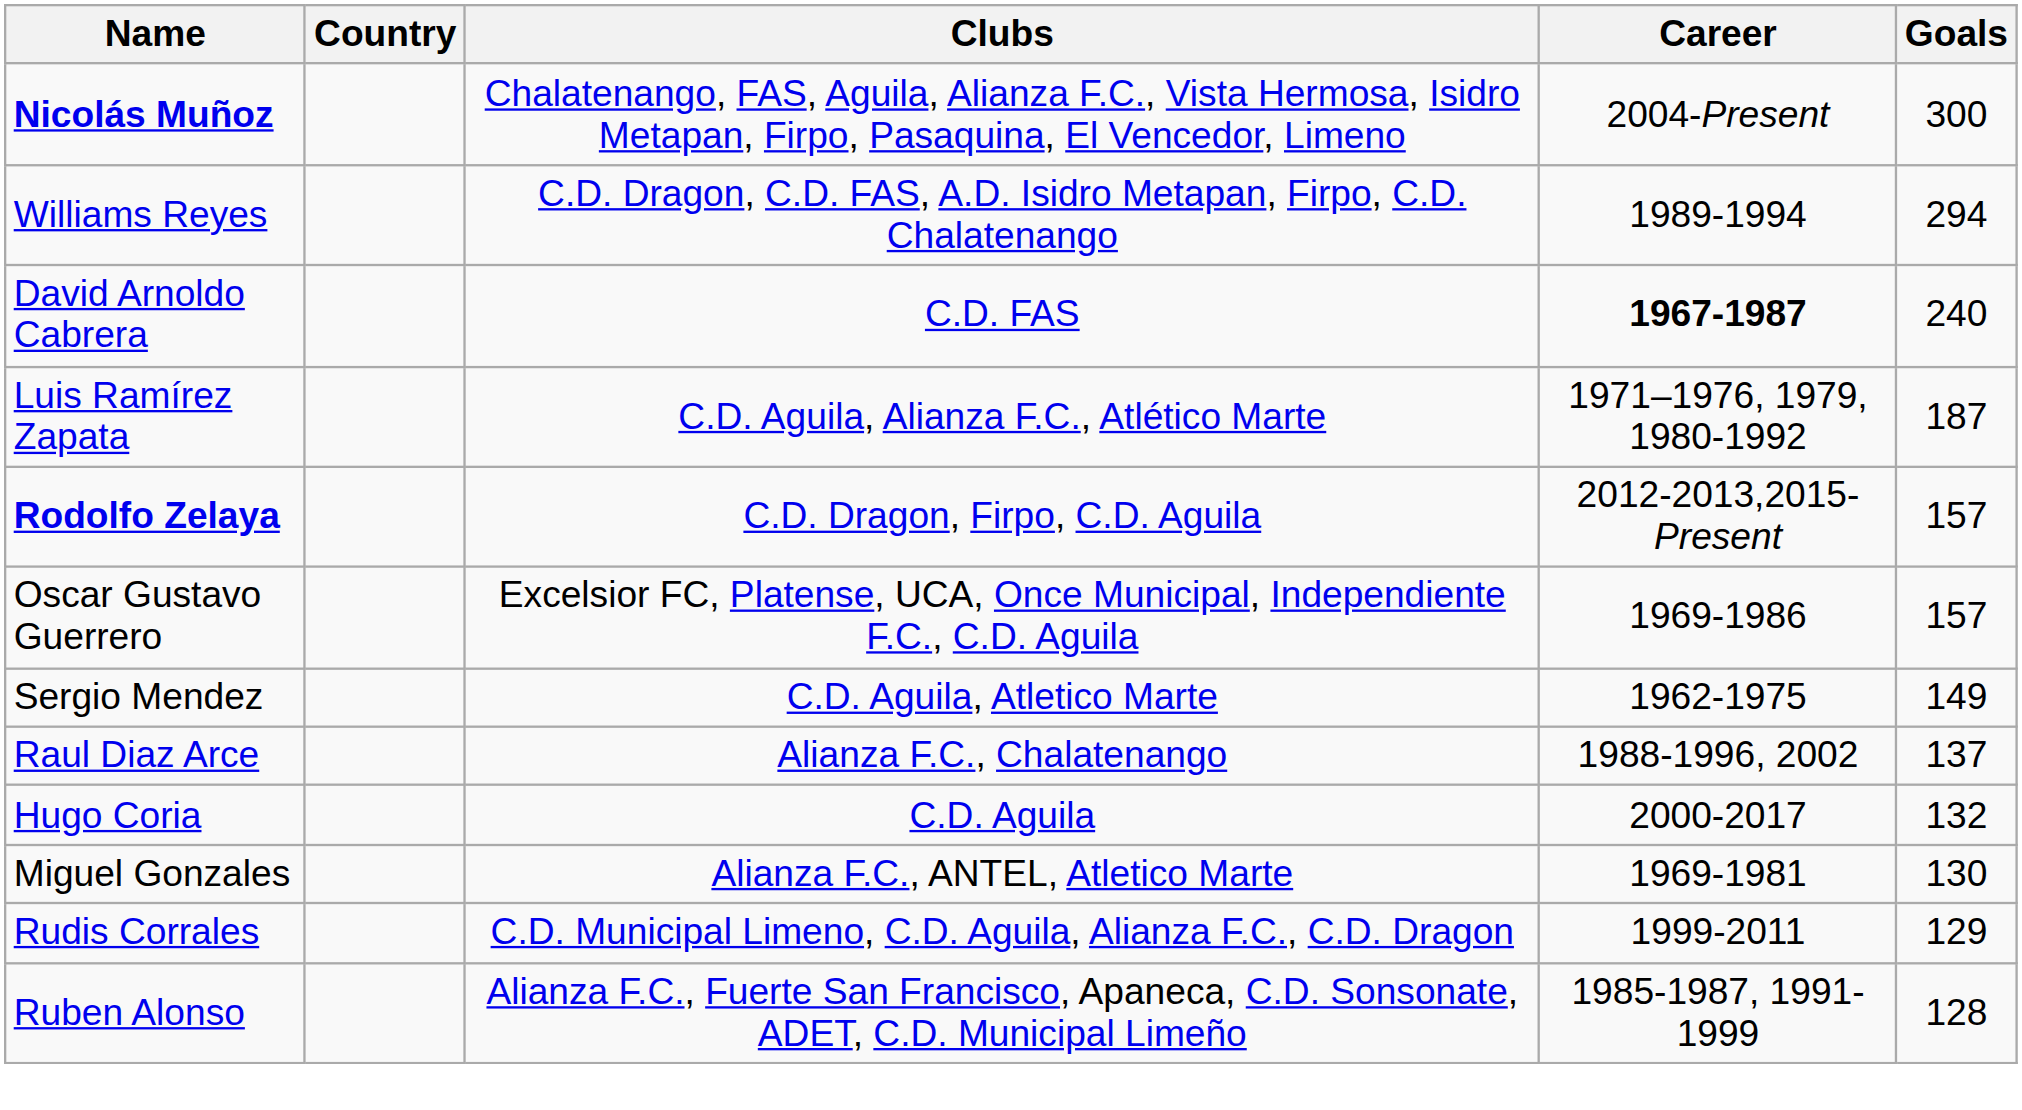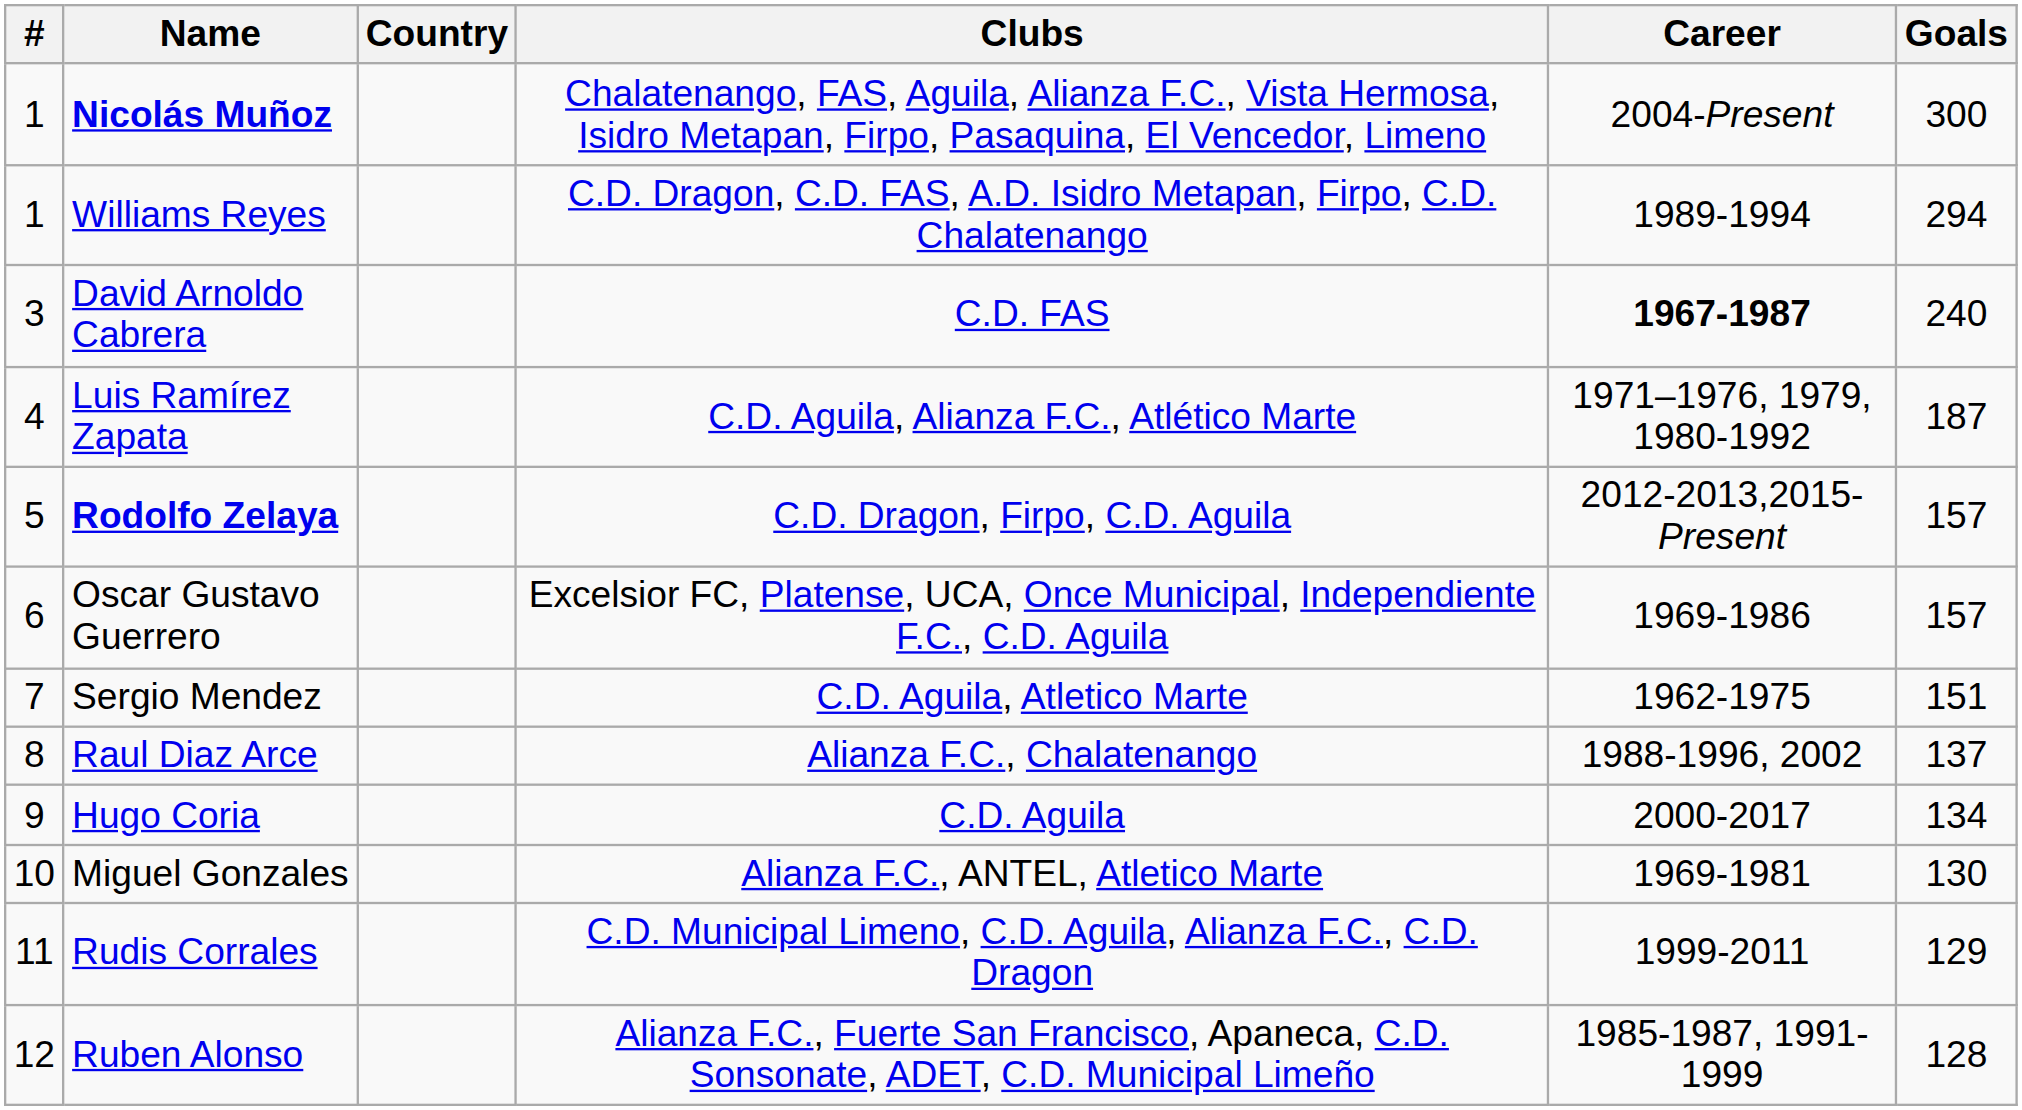+ column: (34, 33)
(1956, 696) 149 -> (1956, 696) 151
(1956, 814) 132 -> (1956, 814) 134
